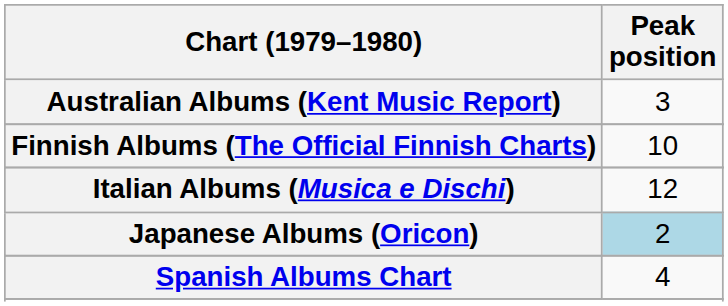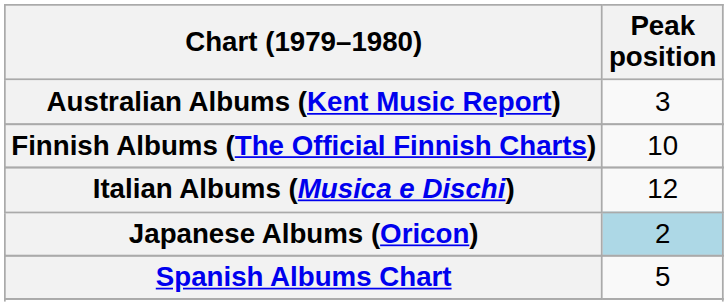(663, 277) 4 -> (663, 277) 5
